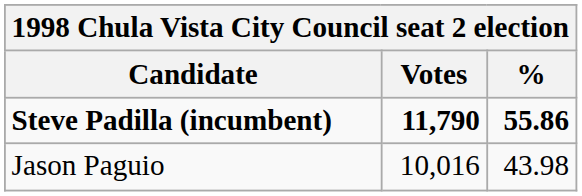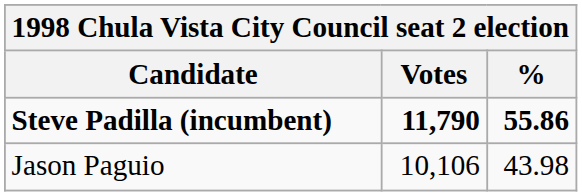(440, 166) 10,016 -> (440, 166) 10,106
